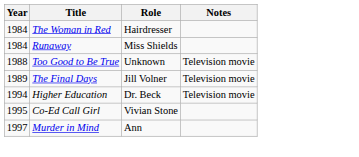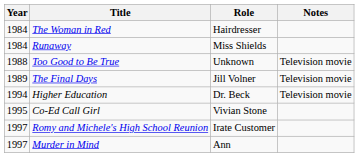+ row: (120, 128)
